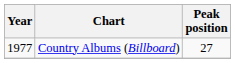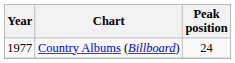(207, 48) 27 -> (207, 48) 24
